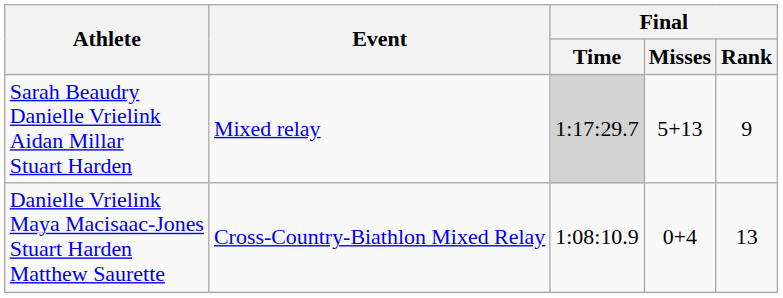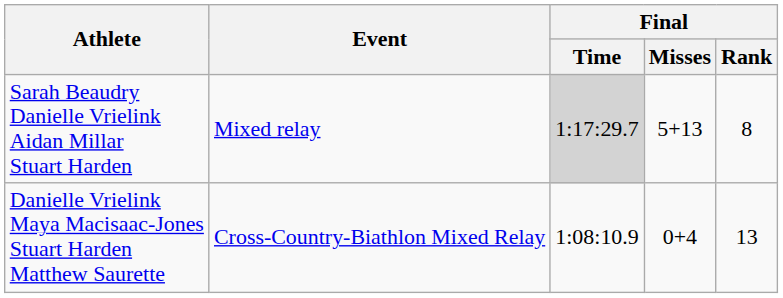(747, 128) 9 -> (747, 128) 8
